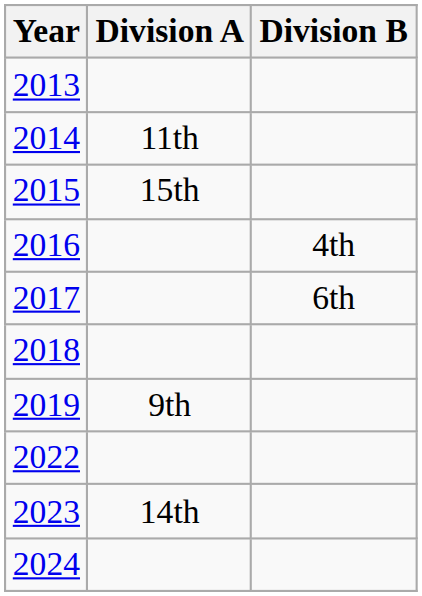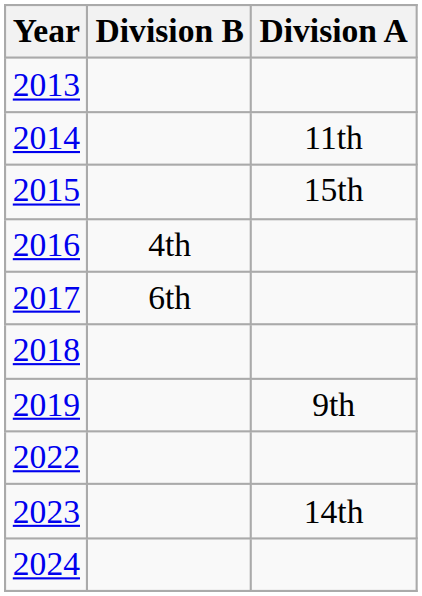columns swapped: (170, 31) <-> (334, 31)
